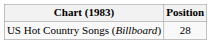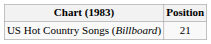(185, 30) 28 -> (185, 30) 21
